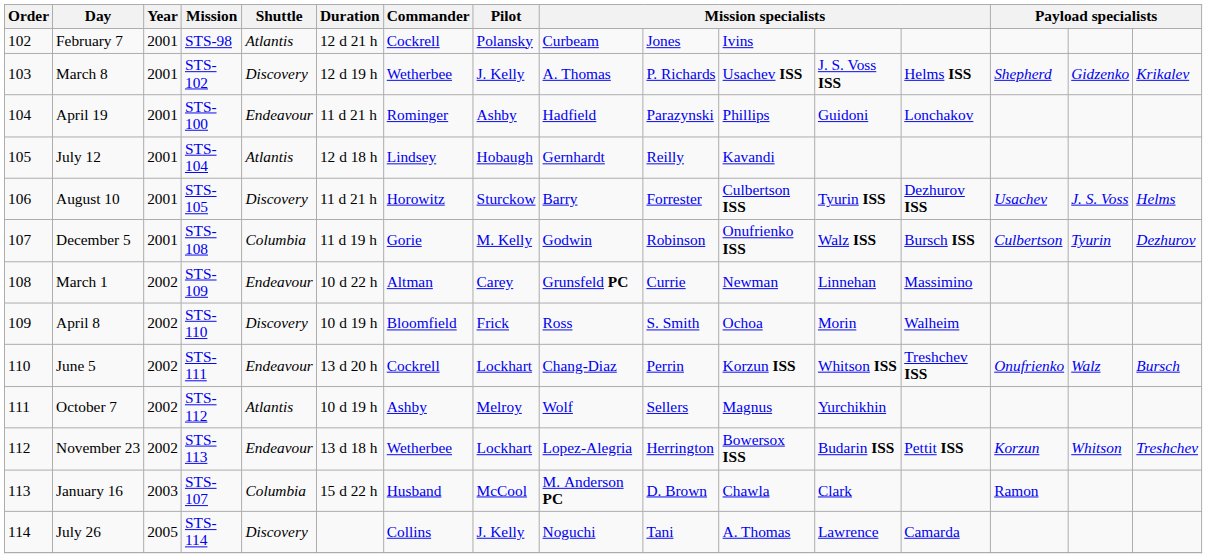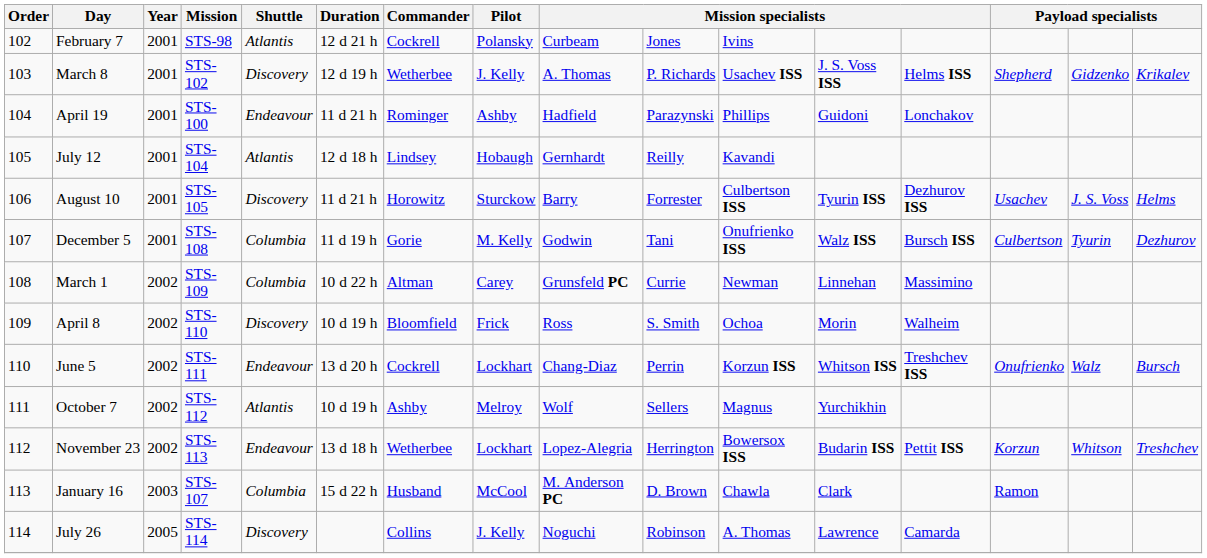(676, 240) Robinson -> (660, 240) Tani
(279, 282) Endeavour -> (276, 282) Columbia
(660, 532) Tani -> (676, 532) Robinson
